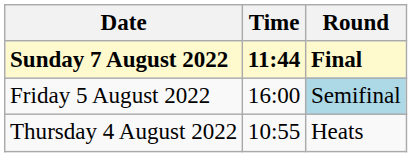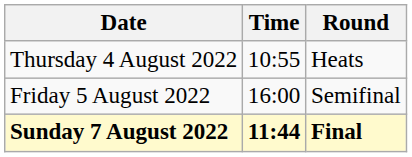rows swapped: (124, 132) <-> (119, 59)
(356, 95) lightblue background -> (356, 95) no background
